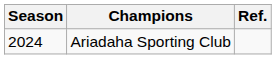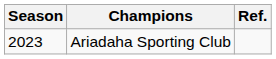(25, 41) 2024 -> (25, 41) 2023
